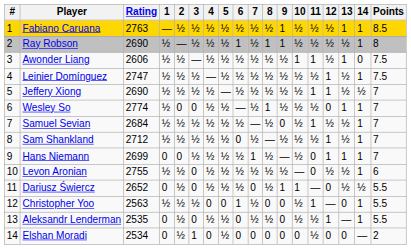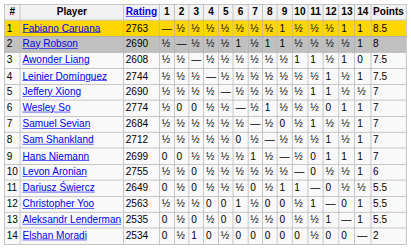(137, 60) 2606 -> (137, 60) 2608
(137, 76) 2747 -> (137, 76) 2744
(137, 188) 2652 -> (137, 188) 2649
(225, 220) ½ -> (223, 220) 0
